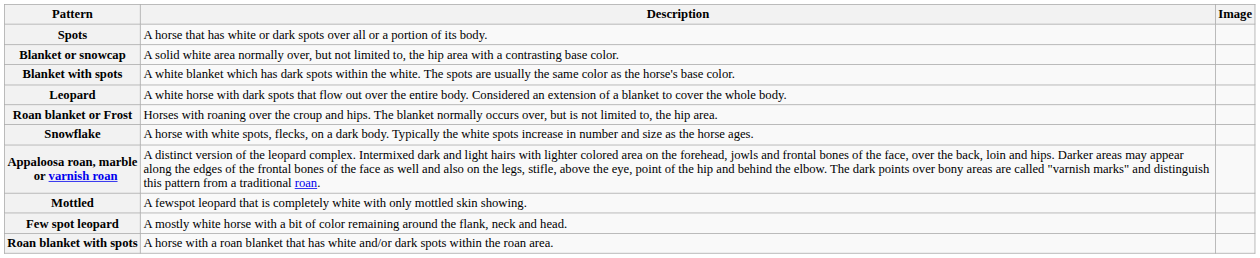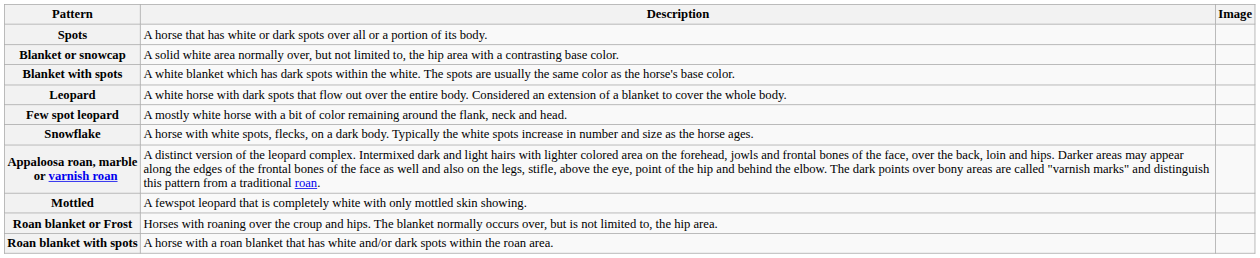rows swapped: (72, 223) <-> (72, 114)
